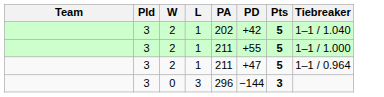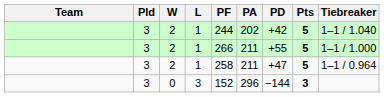+ column: (224, 13)
